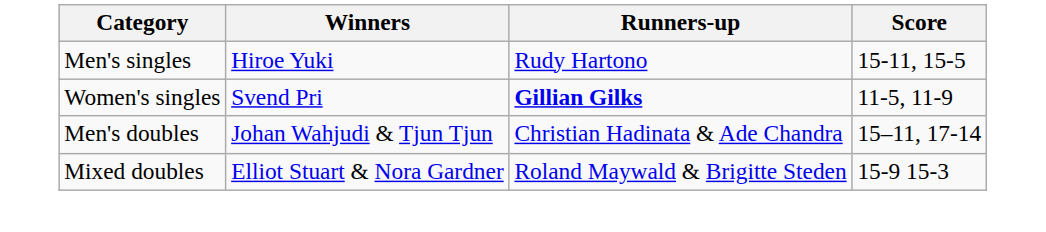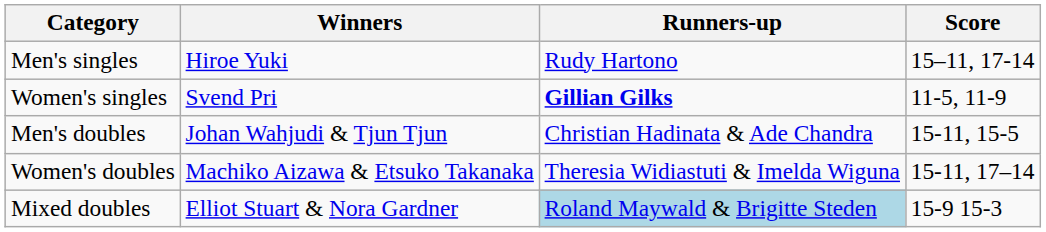(911, 60) 15-11, 15-5 -> (973, 60) 15–11, 17-14
(919, 134) 15–11, 17-14 -> (965, 134) 15-11, 15-5
+ row: (93, 171)
(681, 171) no background -> (711, 208) lightblue background
